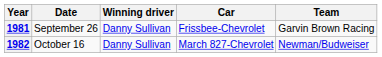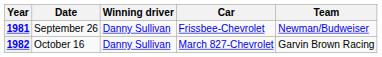(326, 29) Garvin Brown Racing -> (324, 29) Newman/Budweiser
(324, 45) Newman/Budweiser -> (326, 45) Garvin Brown Racing
